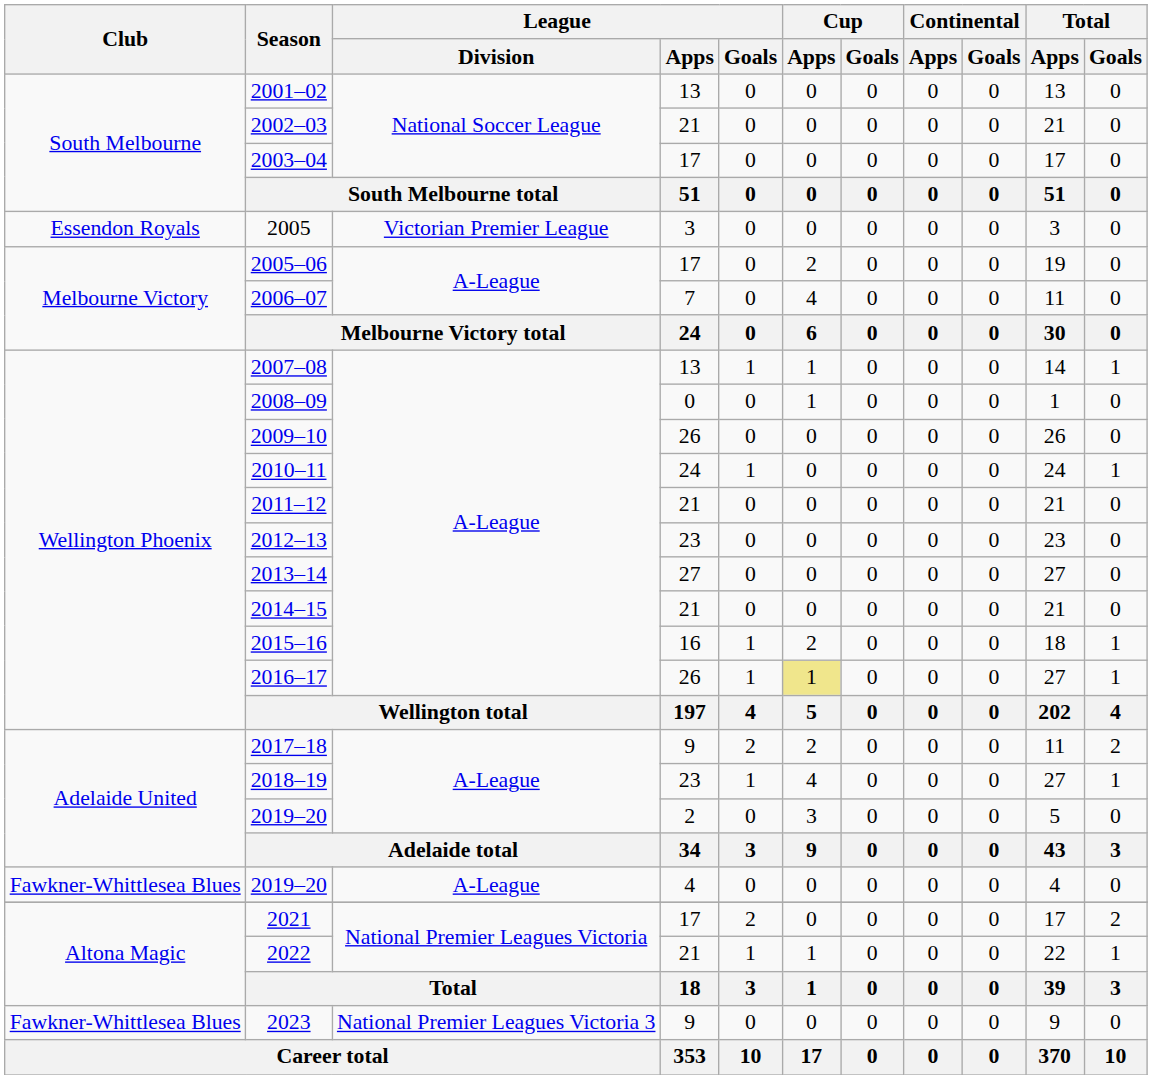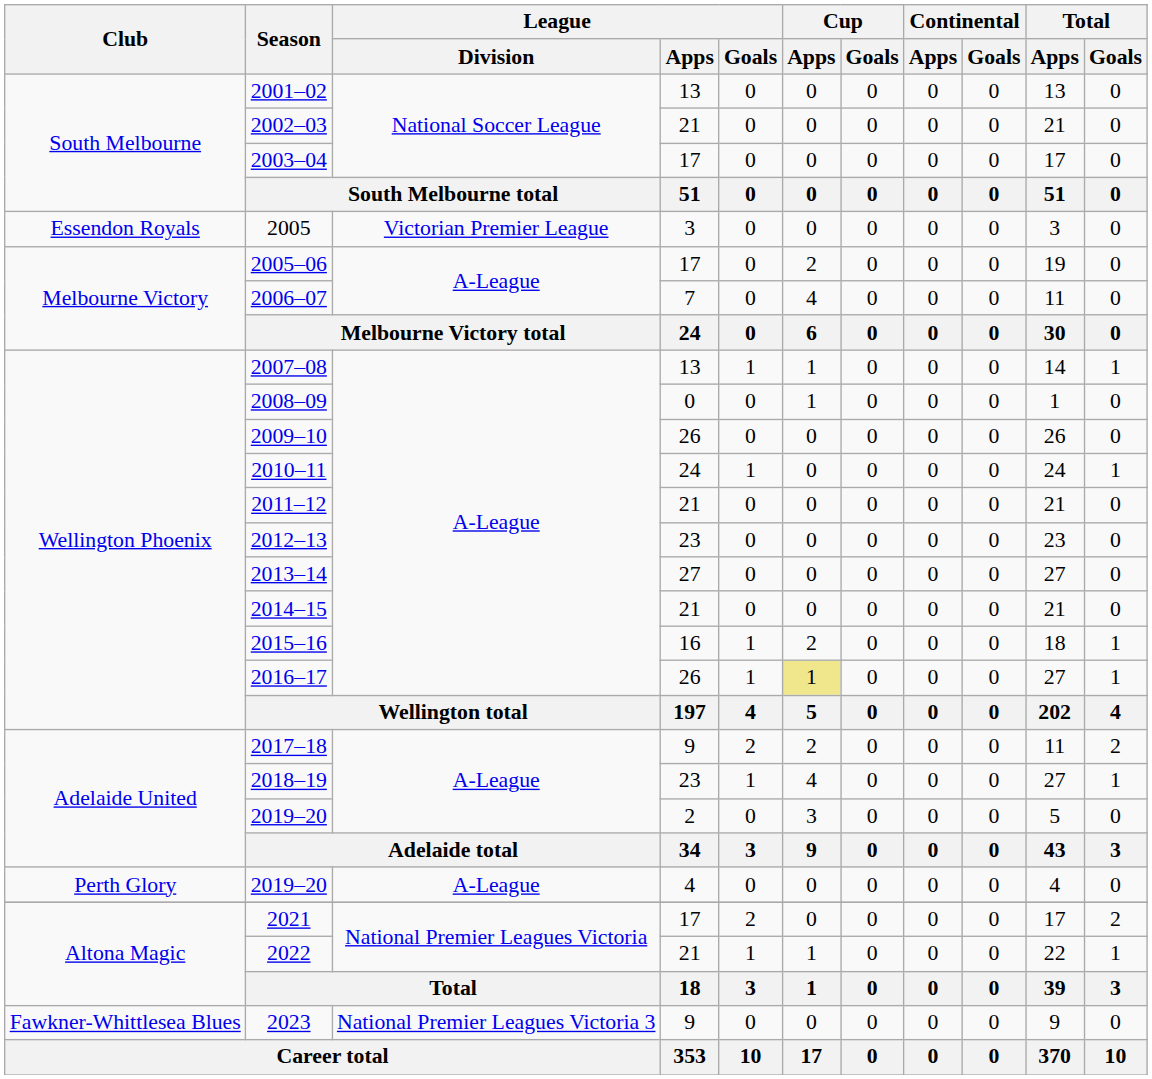(125, 884) Fawkner-Whittlesea Blues -> (125, 884) Perth Glory
